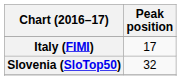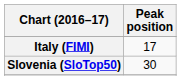(150, 65) 32 -> (150, 65) 30
